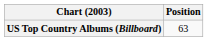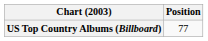(183, 28) 63 -> (183, 28) 77
